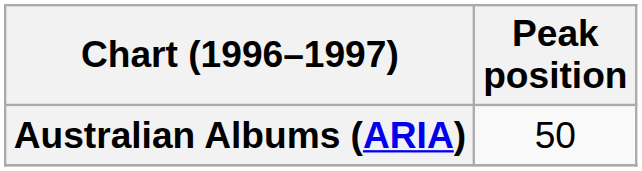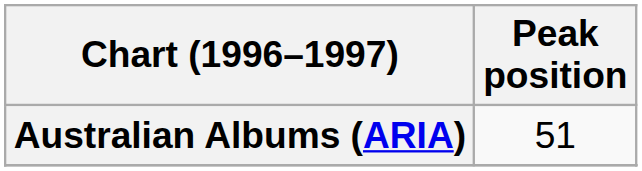(555, 134) 50 -> (555, 134) 51
